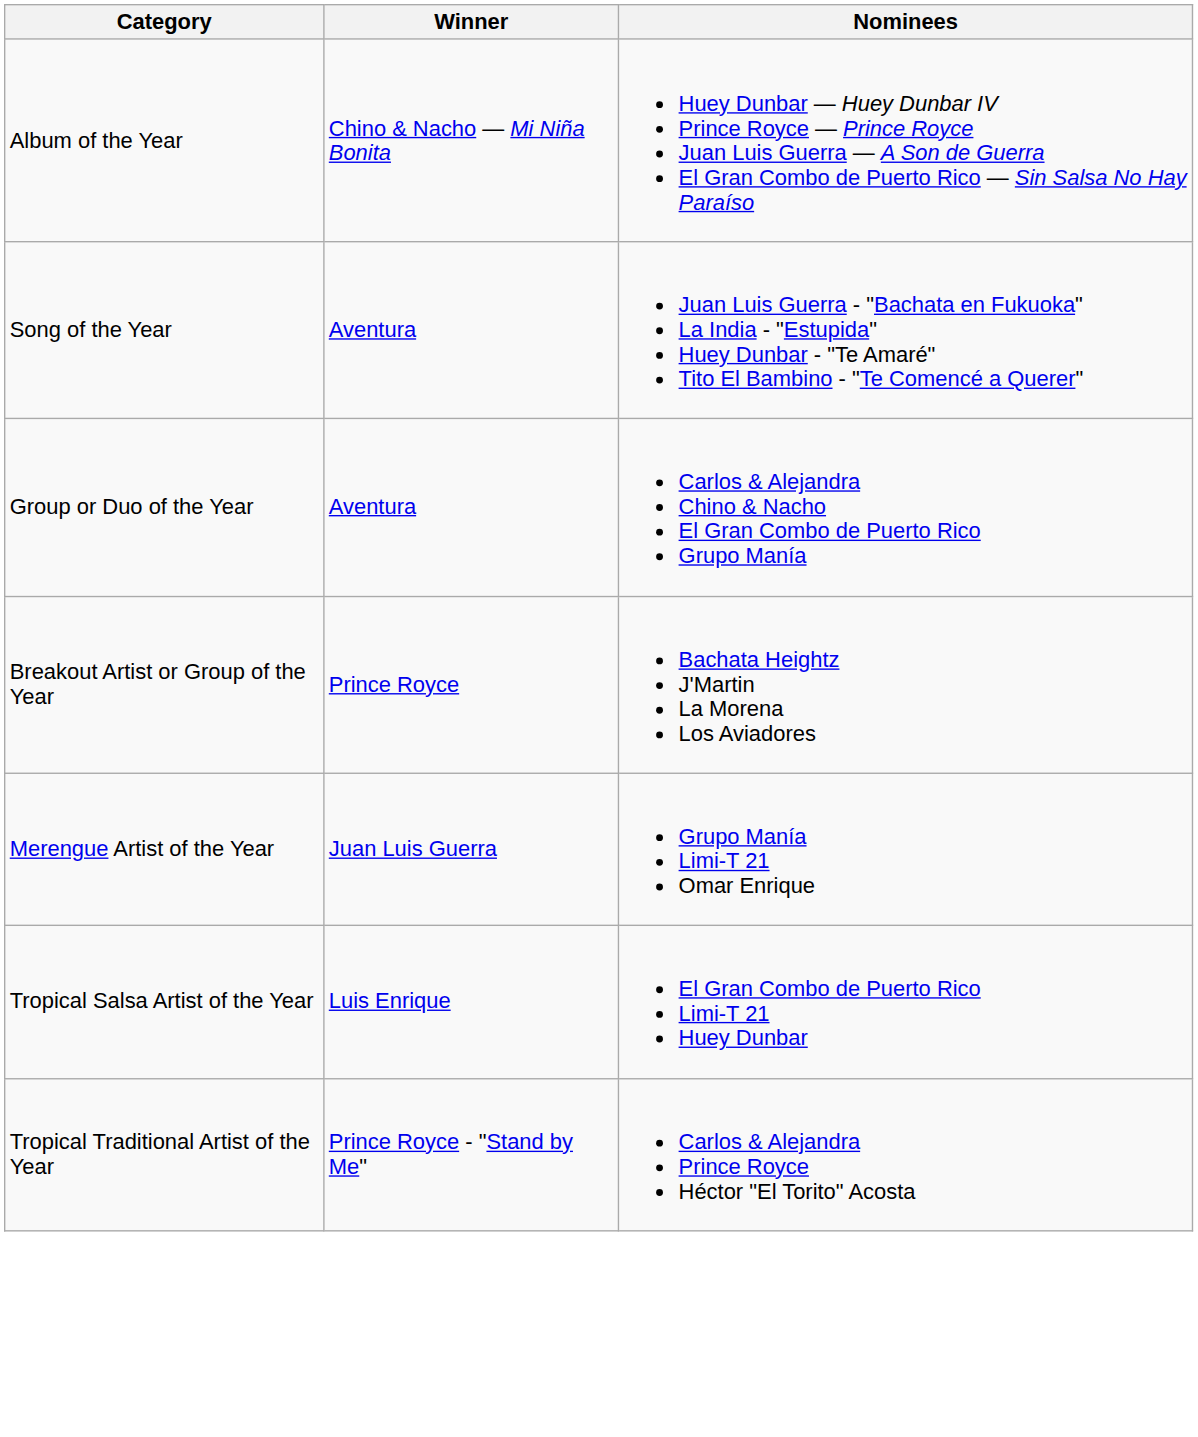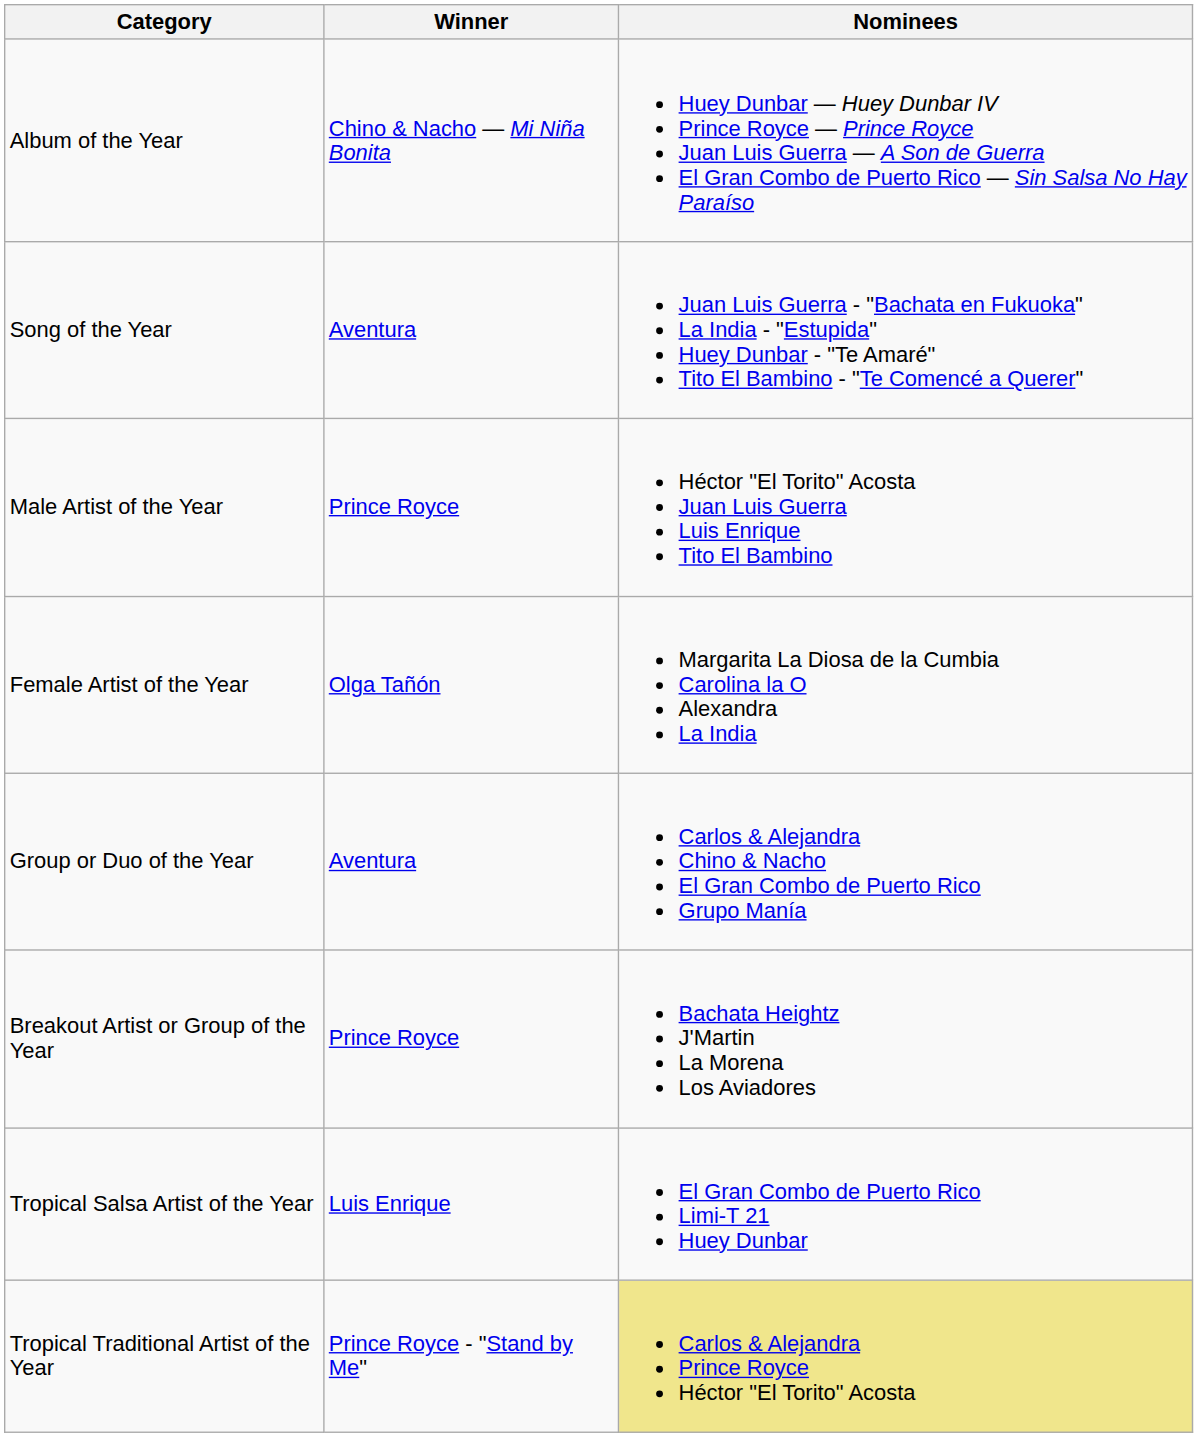+ row: (116, 507)
+ row: (129, 684)
- row: (142, 849)
(906, 1167) no background -> (906, 1369) khaki background
